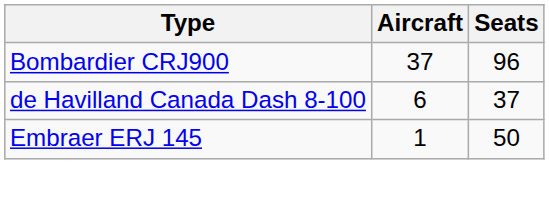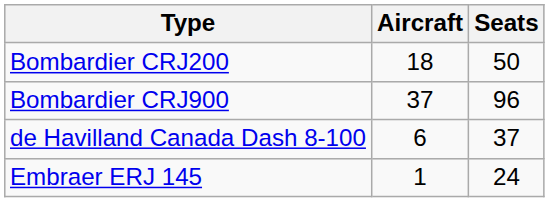+ row: (119, 61)
(506, 138) 50 -> (506, 176) 24
